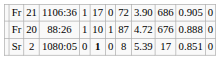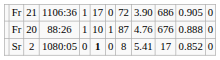(143, 30) 4.72 -> (143, 30) 4.76
(143, 47) 5.39 -> (143, 47) 5.41
(191, 47) 0.851 -> (191, 47) 0.852
